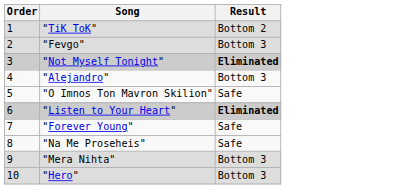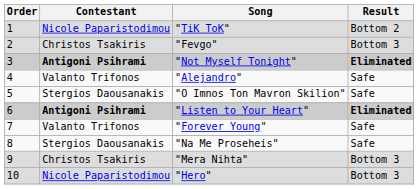+ column: (106, 13)
(242, 78) Bottom 3 -> (363, 78) Safe
